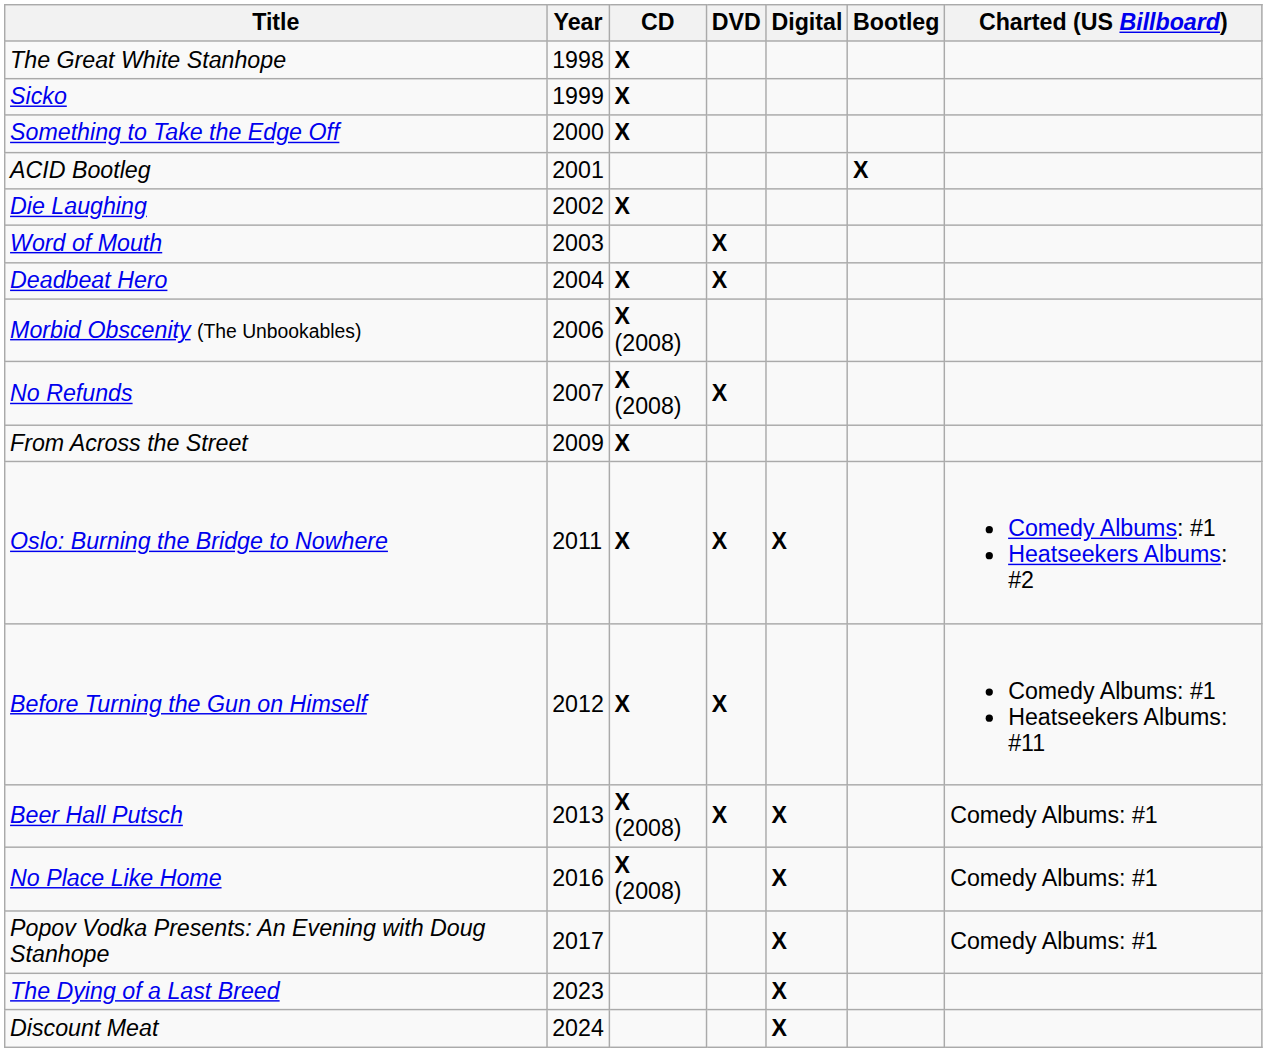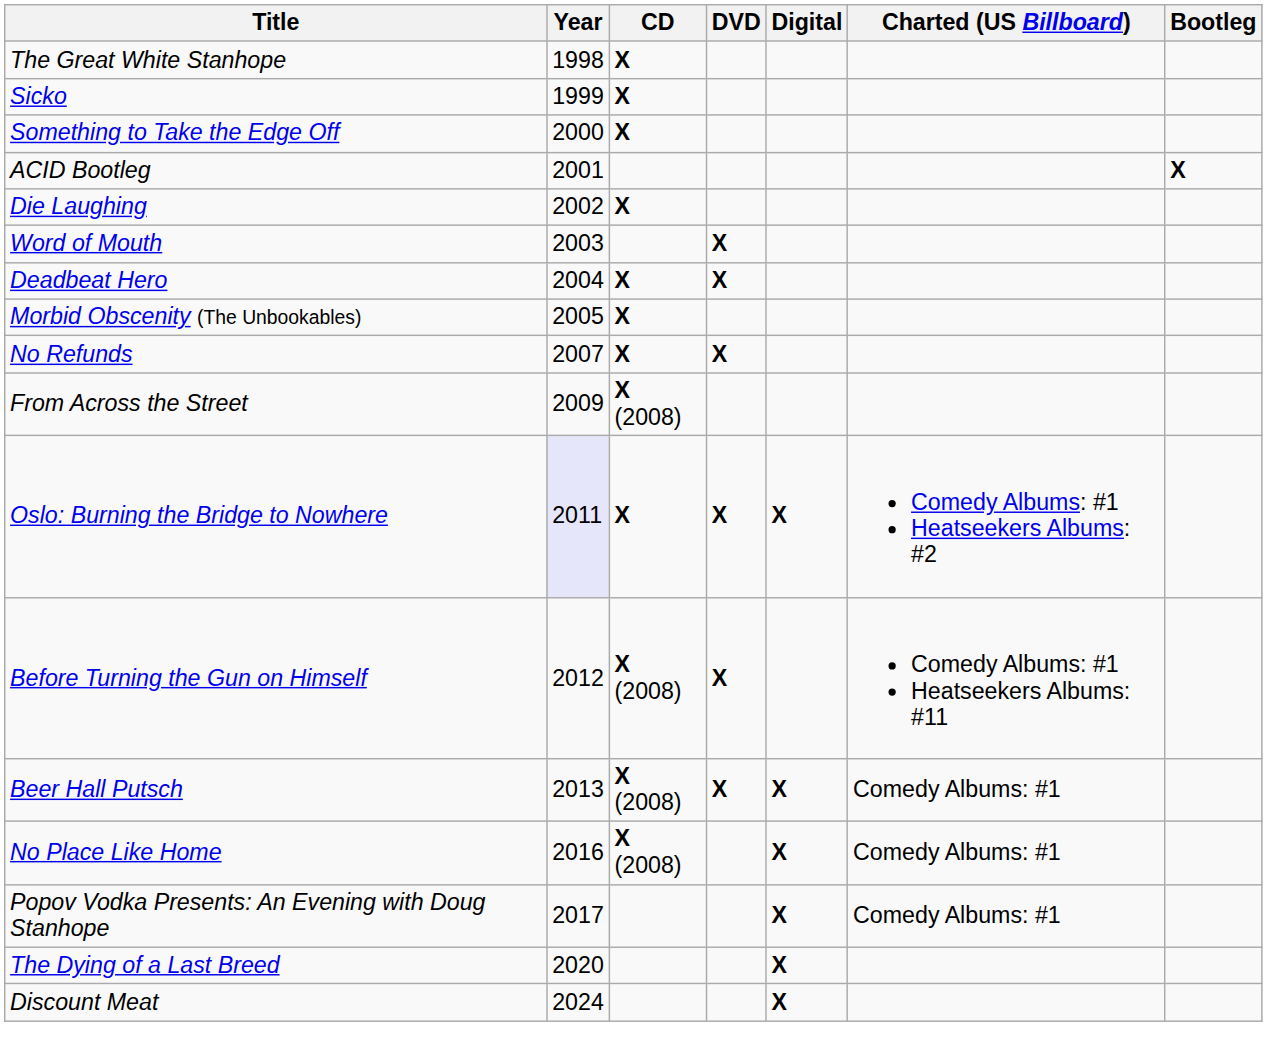columns swapped: (896, 22) <-> (1103, 22)
(578, 330) 2006 -> (578, 317) 2005
(648, 330) X (2008) -> (622, 317) X
(648, 393) X (2008) -> (622, 354) X
(622, 443) X -> (648, 403) X (2008)
(577, 542) no background -> (577, 516) lavender background
(622, 703) X -> (648, 677) X (2008)
(578, 991) 2023 -> (578, 965) 2020
